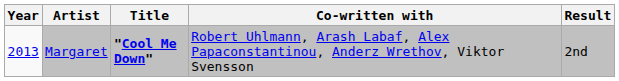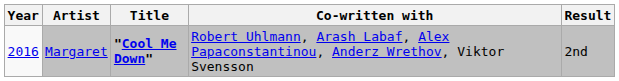(23, 51) 2013 -> (23, 51) 2016
